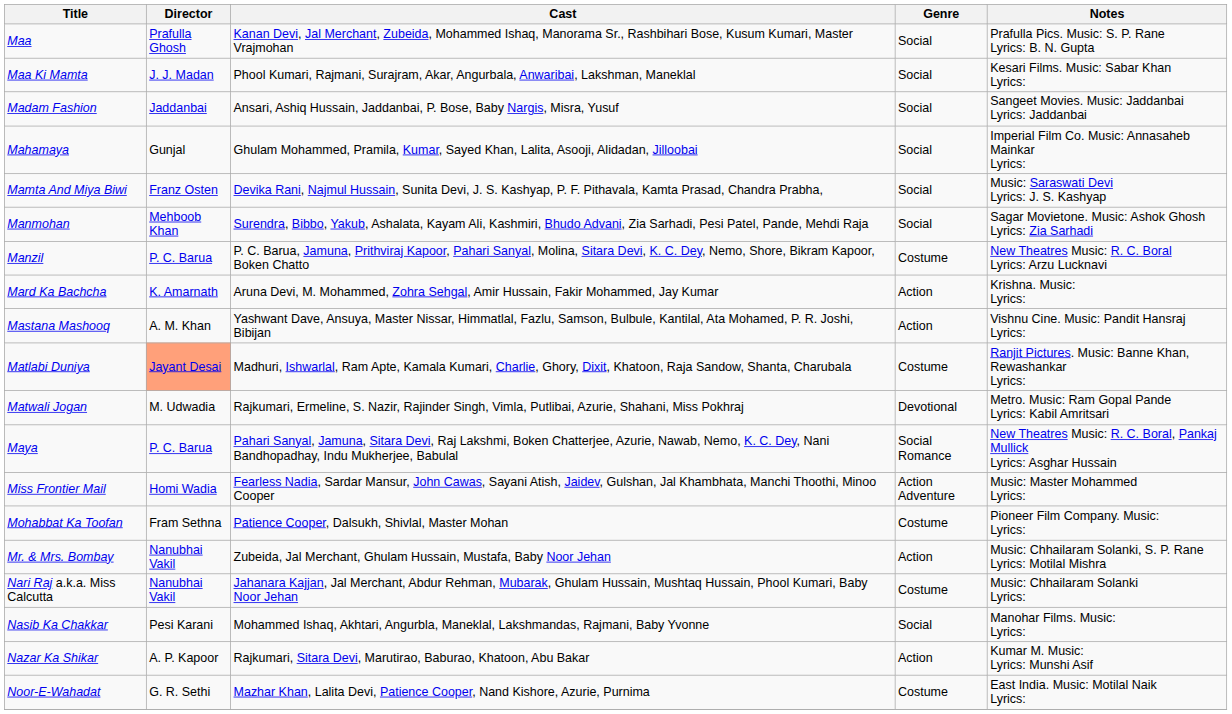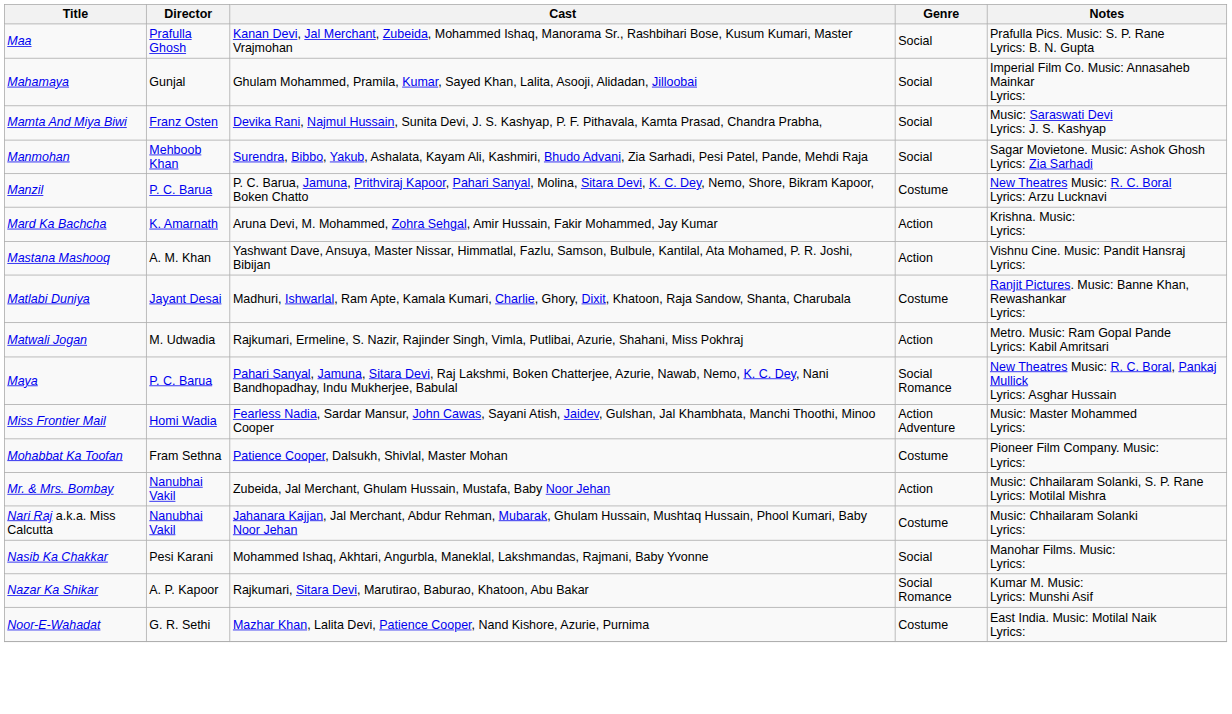- row: (47, 75)
- row: (52, 108)
(185, 366) lightsalmon background -> (185, 299) no background
(928, 407) Devotional -> (916, 339) Action
(915, 658) Action -> (925, 590) Social Romance
